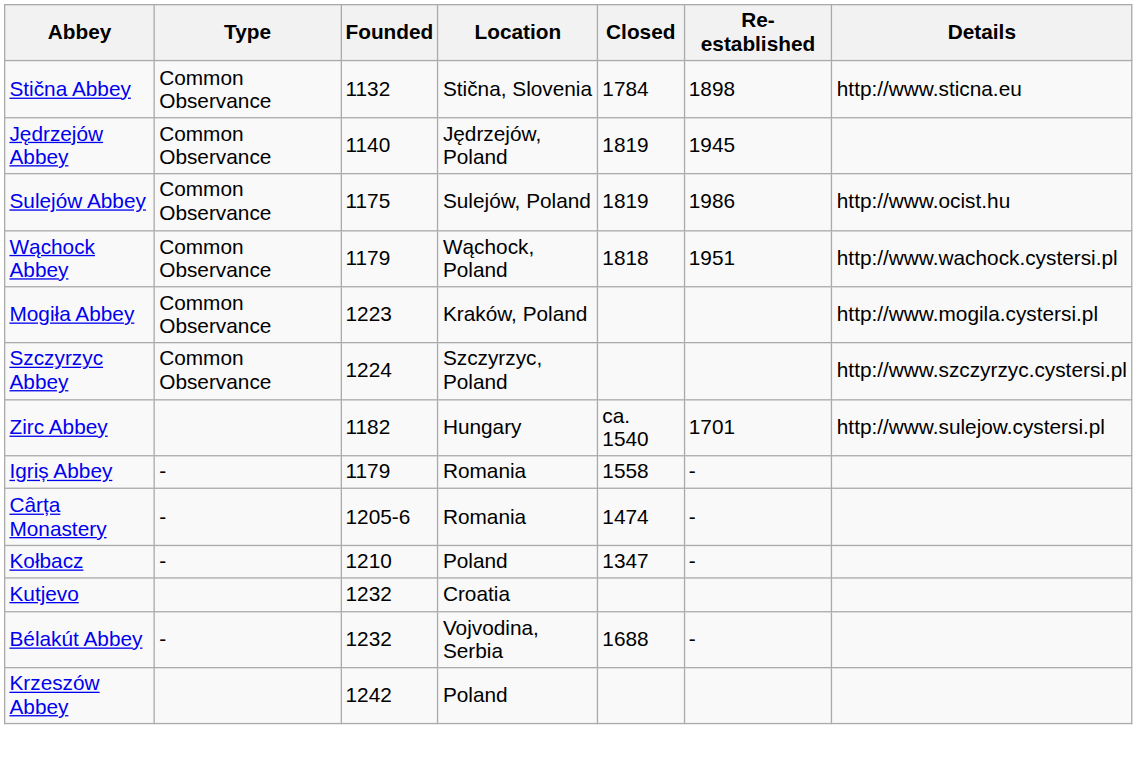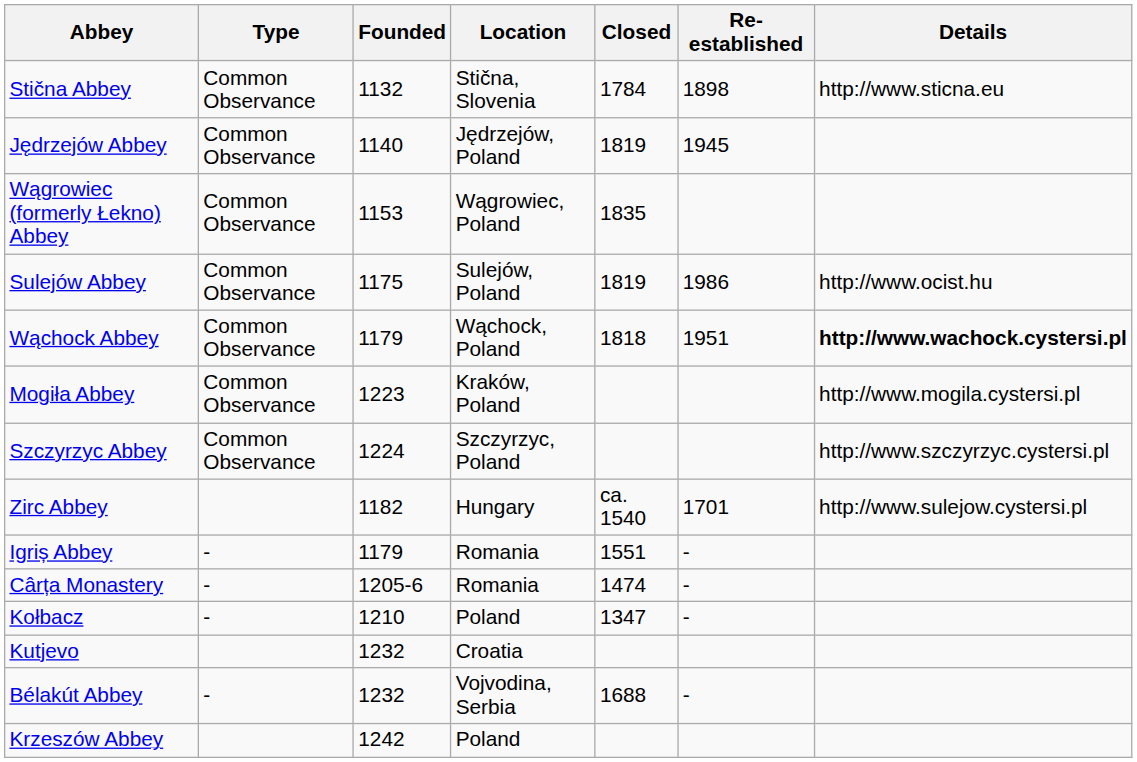+ row: (85, 213)
(977, 258) normal -> (973, 338) bold
(626, 472) 1558 -> (623, 551) 1551
